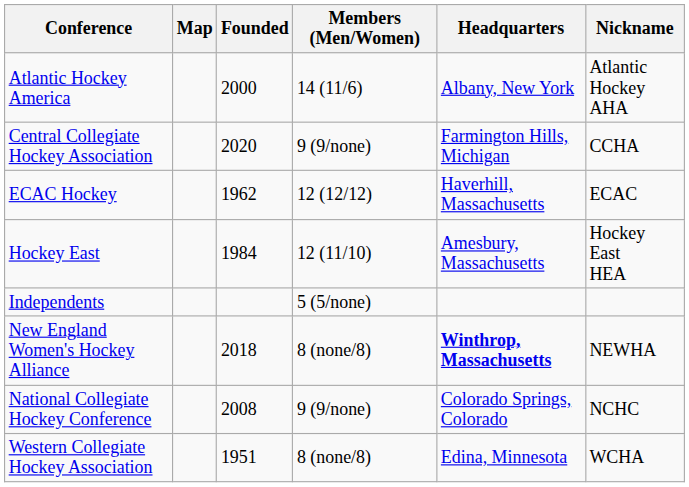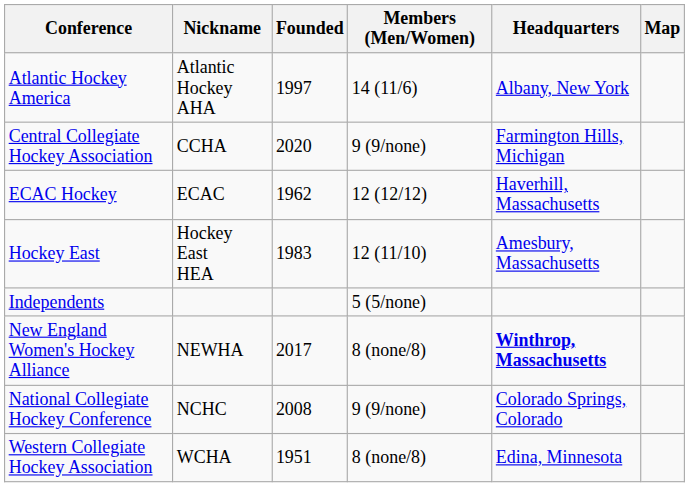columns swapped: (635, 28) <-> (195, 28)
(239, 87) 2000 -> (294, 87) 1997
(239, 253) 1984 -> (294, 253) 1983
(239, 350) 2018 -> (294, 350) 2017
